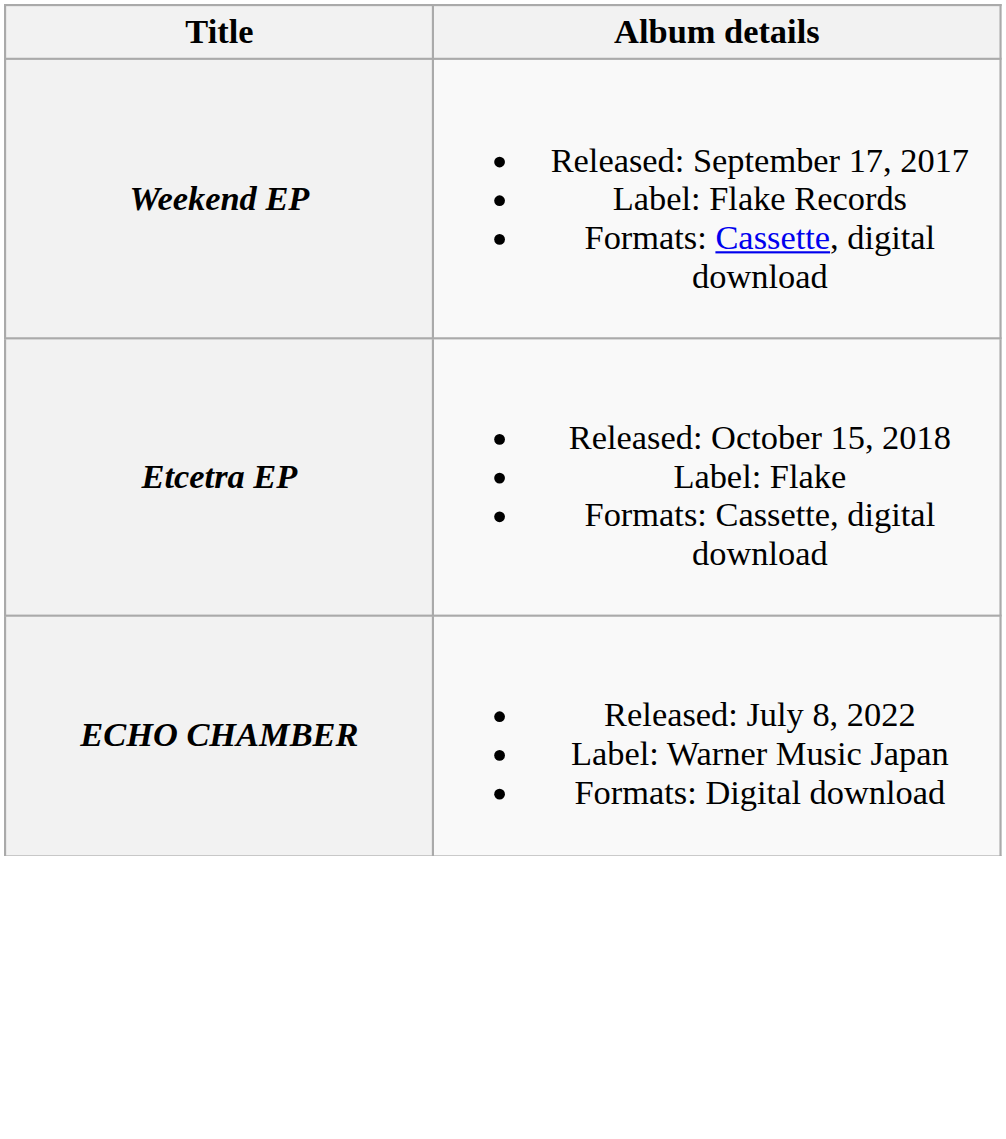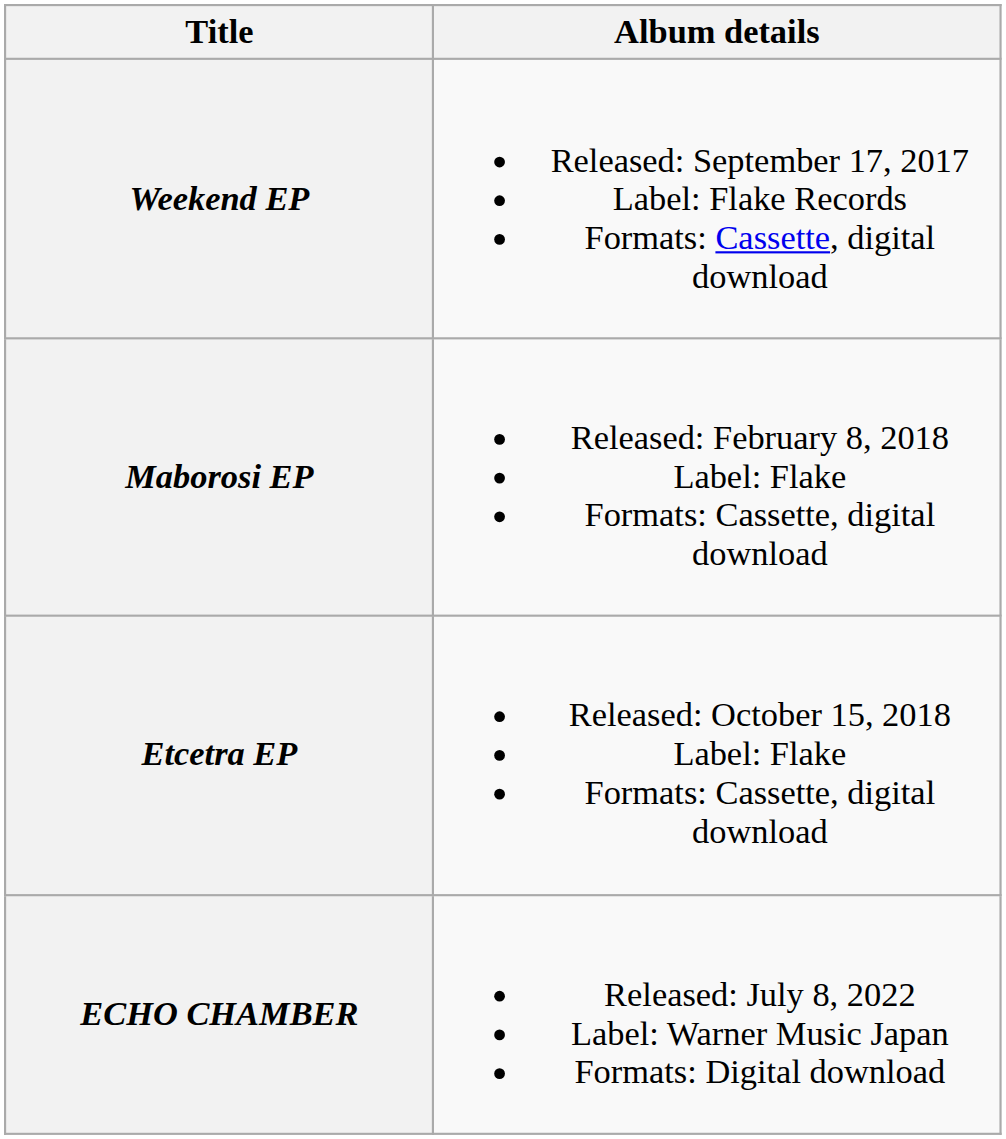+ row: (219, 476)
